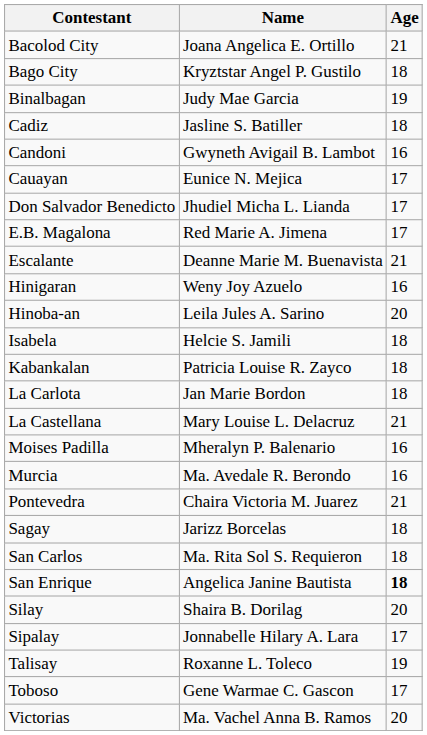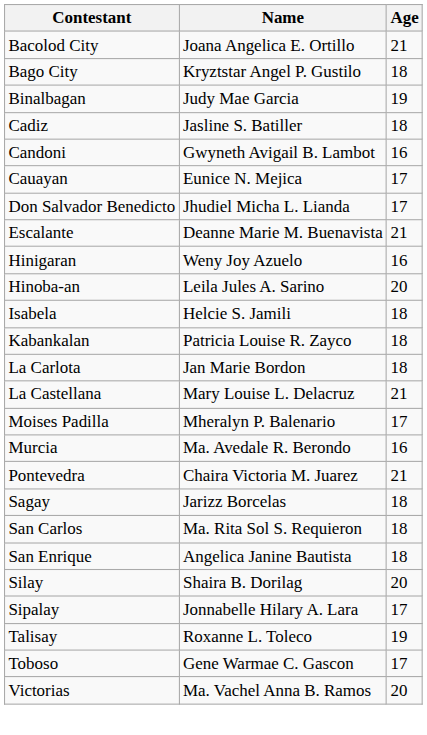- row: (60, 233)
(399, 448) 16 -> (399, 421) 17
(399, 582) bold -> (399, 555) normal
